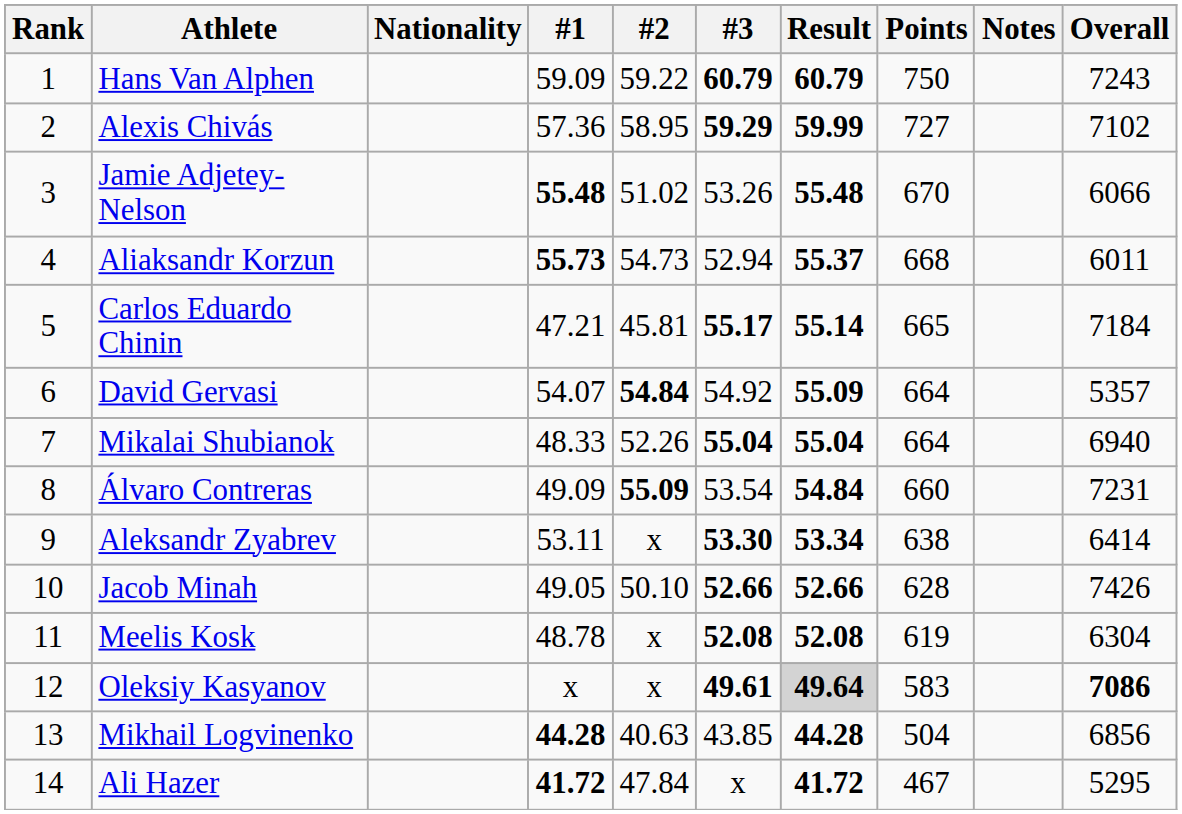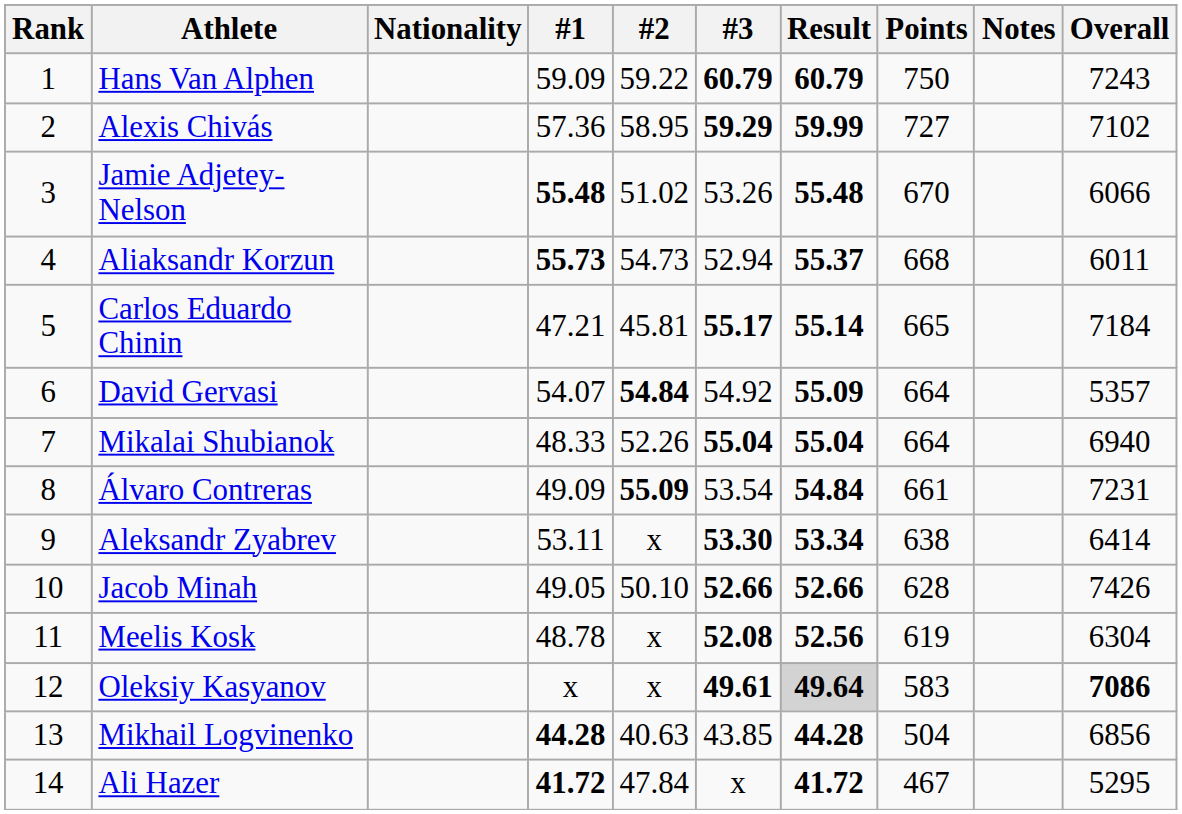(926, 490) 660 -> (926, 490) 661
(829, 637) 52.08 -> (829, 637) 52.56
